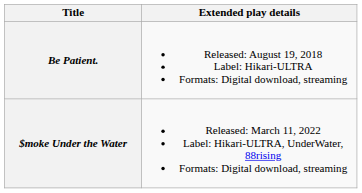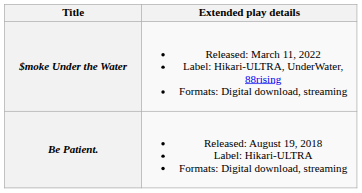rows swapped: (73, 60) <-> (73, 143)
